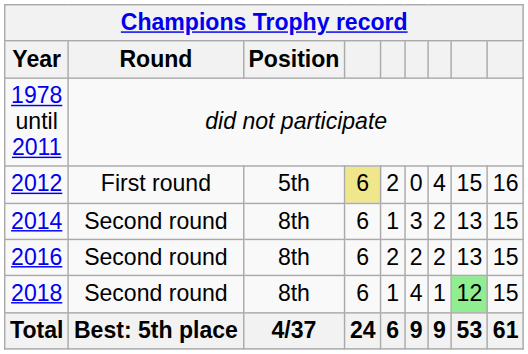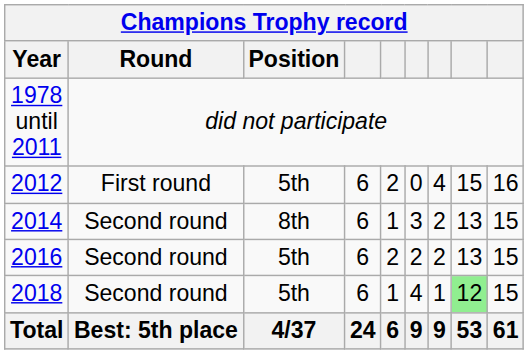(363, 184) khaki background -> (363, 184) no background
(294, 257) 8th -> (294, 257) 5th
(294, 293) 8th -> (294, 293) 5th
